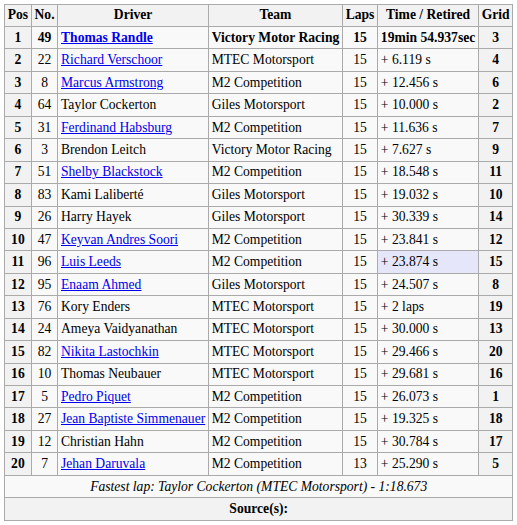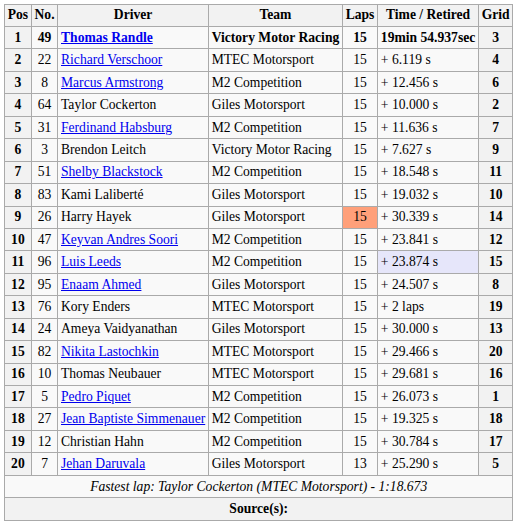(360, 217) no background -> (360, 217) lightsalmon background
(263, 329) MTEC Motorsport -> (258, 329) Giles Motorsport
(257, 464) M2 Competition -> (258, 464) Giles Motorsport
